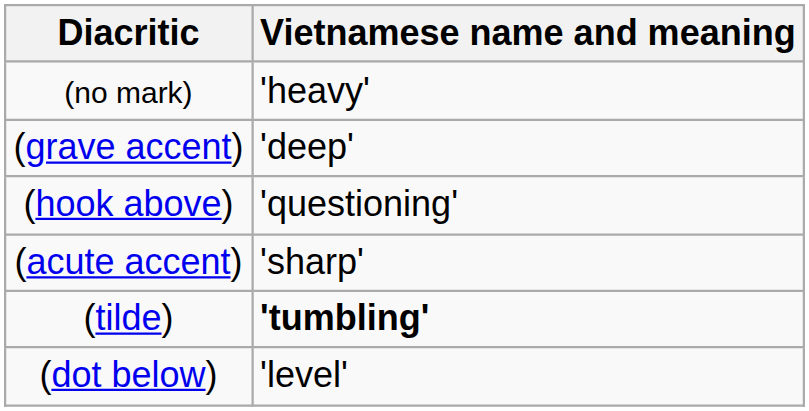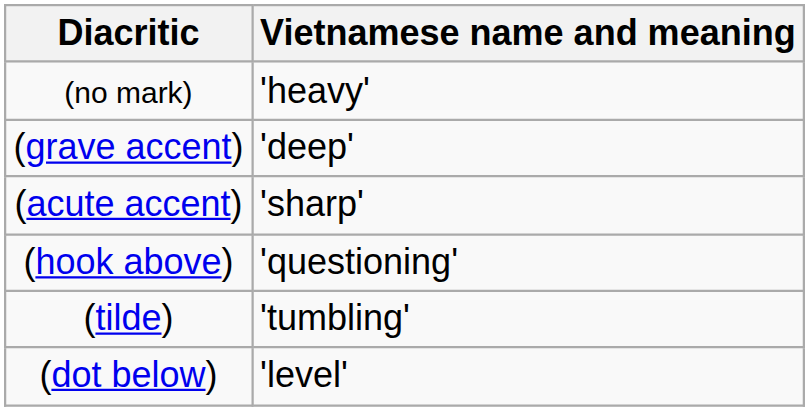rows swapped: (128, 261) <-> (128, 204)
(345, 318) bold -> (335, 318) normal
